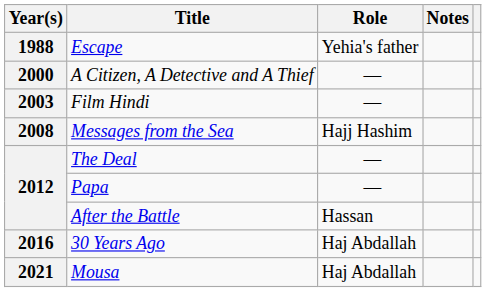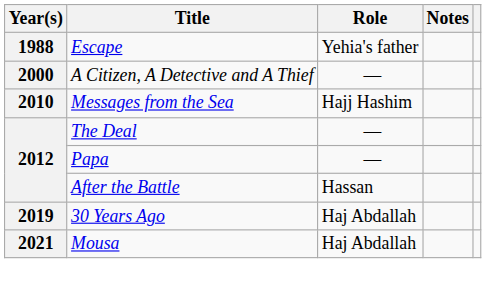- row: (110, 103)
(36, 131) 2008 -> (36, 103) 2010
(36, 243) 2016 -> (36, 215) 2019
